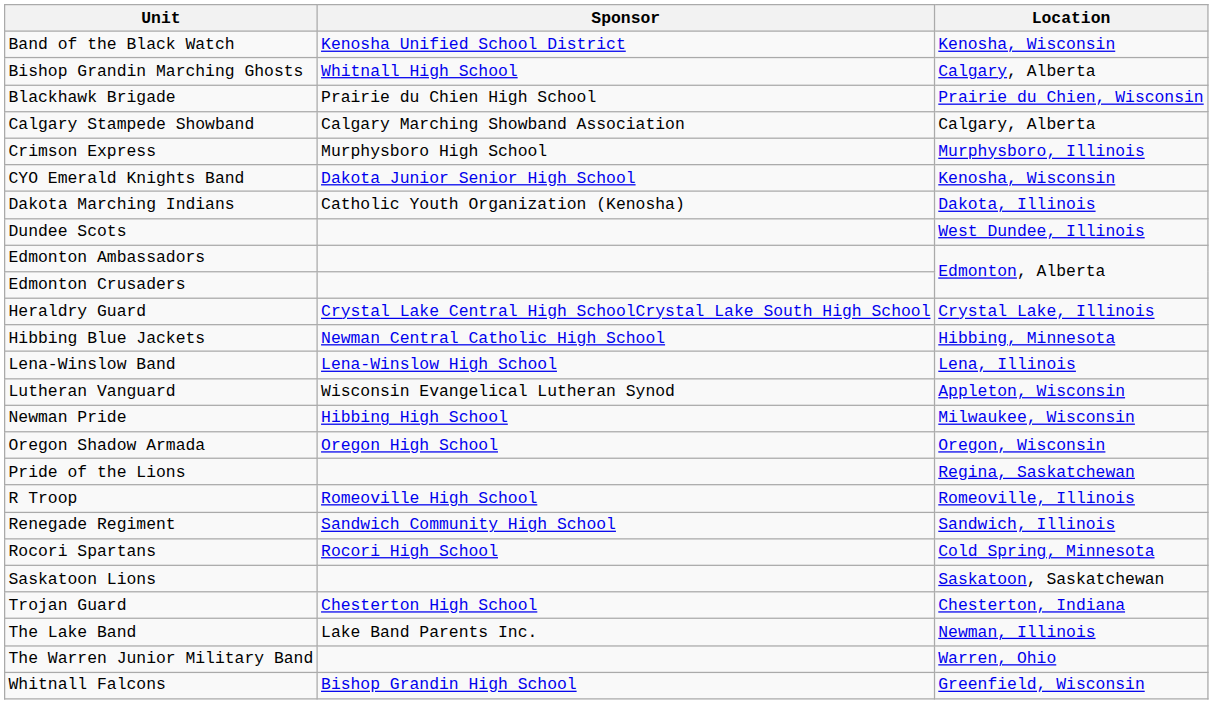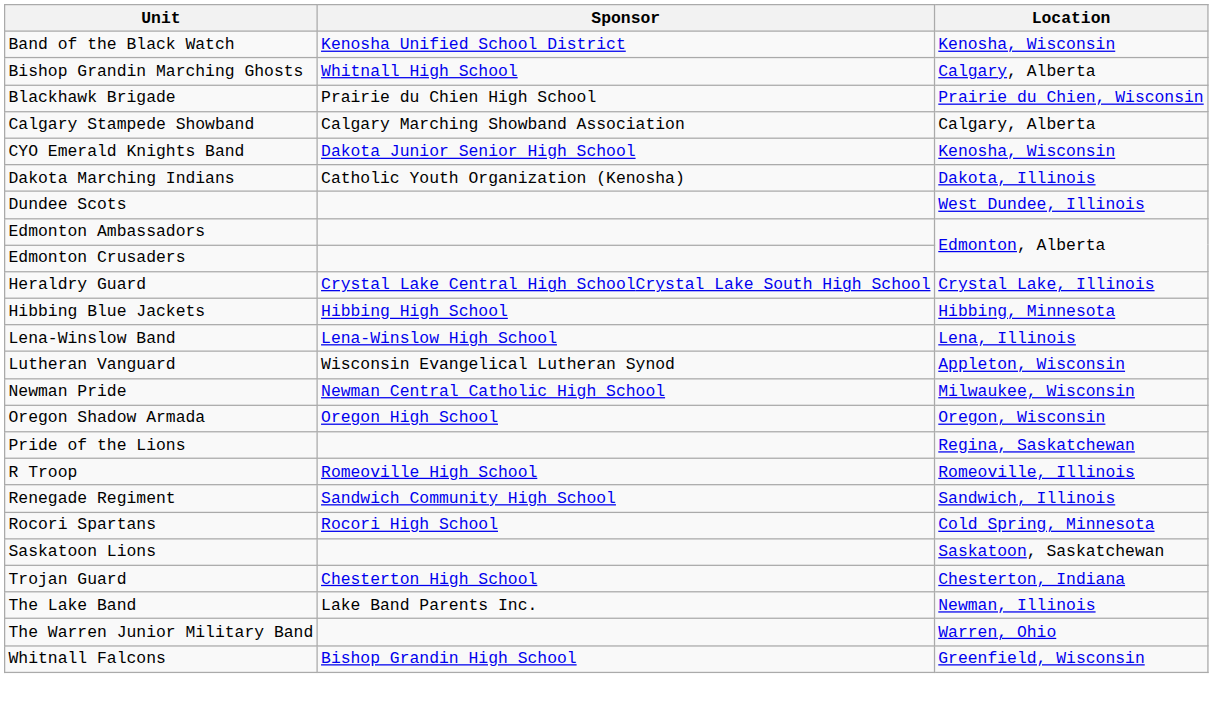- row: (82, 151)
(493, 338) Newman Central Catholic High School -> (414, 312) Hibbing High School
(414, 418) Hibbing High School -> (493, 392) Newman Central Catholic High School
